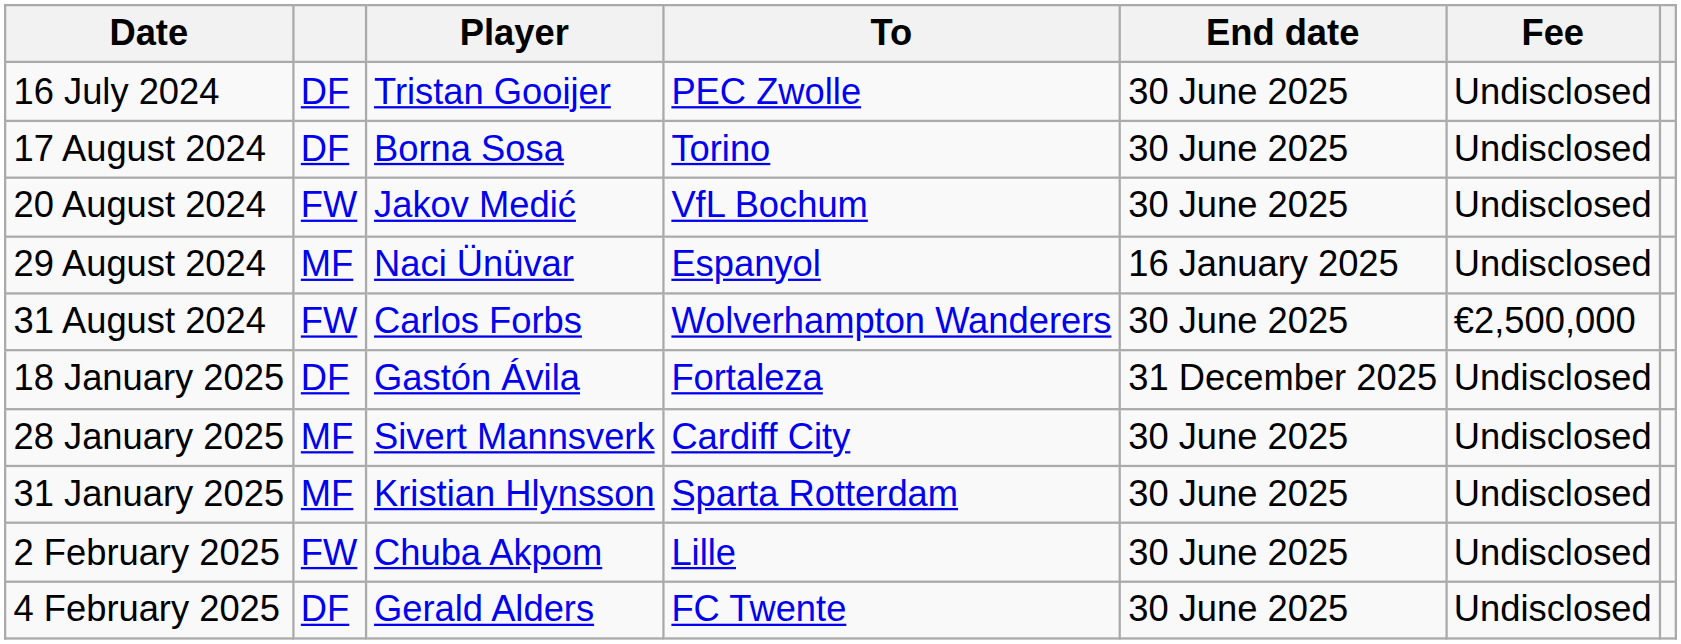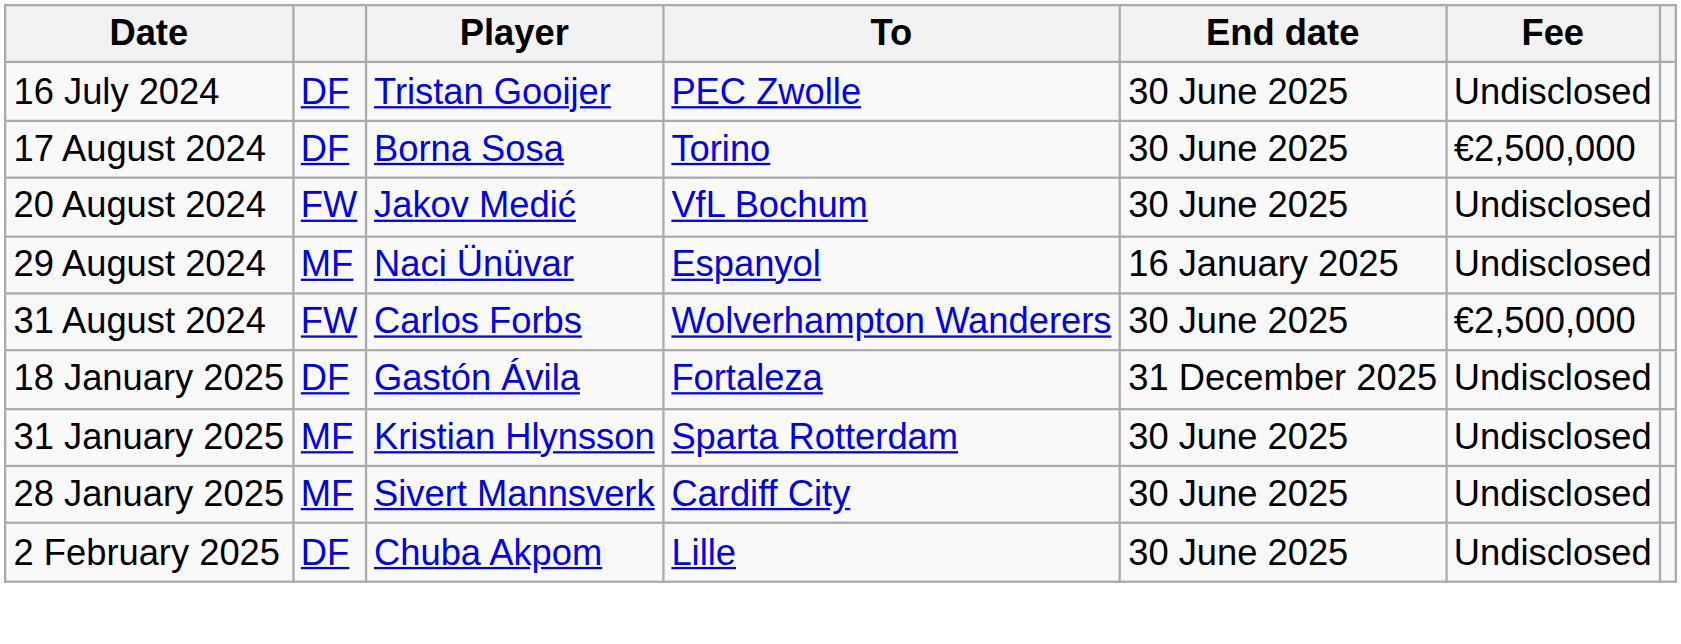(1553, 148) Undisclosed -> (1545, 148) €2,500,000
rows swapped: (149, 436) <-> (149, 494)
(329, 551) FW -> (325, 551) DF
- row: (147, 609)
